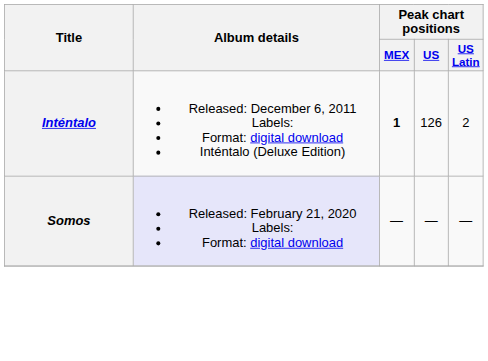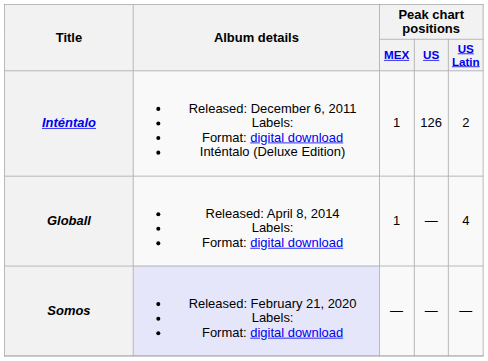(397, 123) bold -> (397, 123) normal
+ row: (69, 220)
